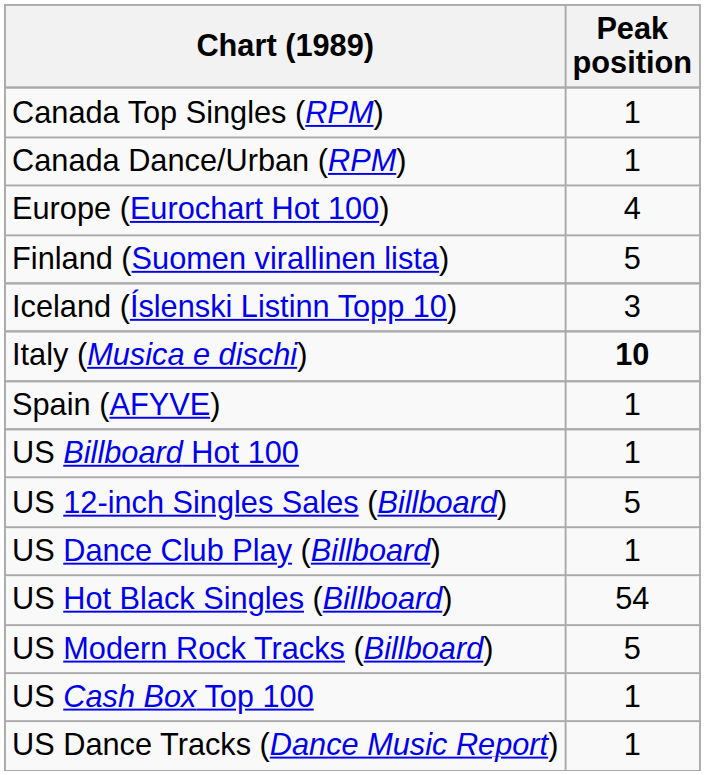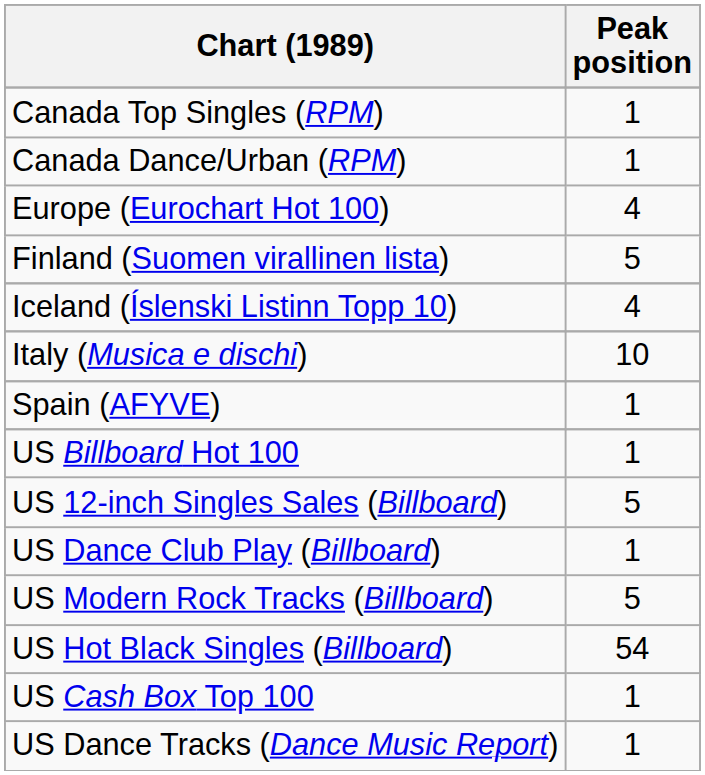(632, 307) 3 -> (632, 307) 4
(632, 355) bold -> (632, 355) normal
rows swapped: (232, 599) <-> (253, 648)
